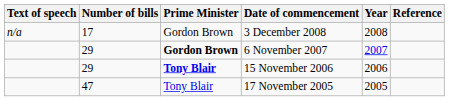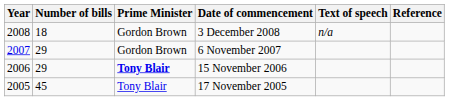columns swapped: (376, 13) <-> (42, 13)
(87, 31) 17 -> (41, 31) 18
(201, 50) bold -> (152, 50) normal
(87, 86) 47 -> (41, 86) 45
